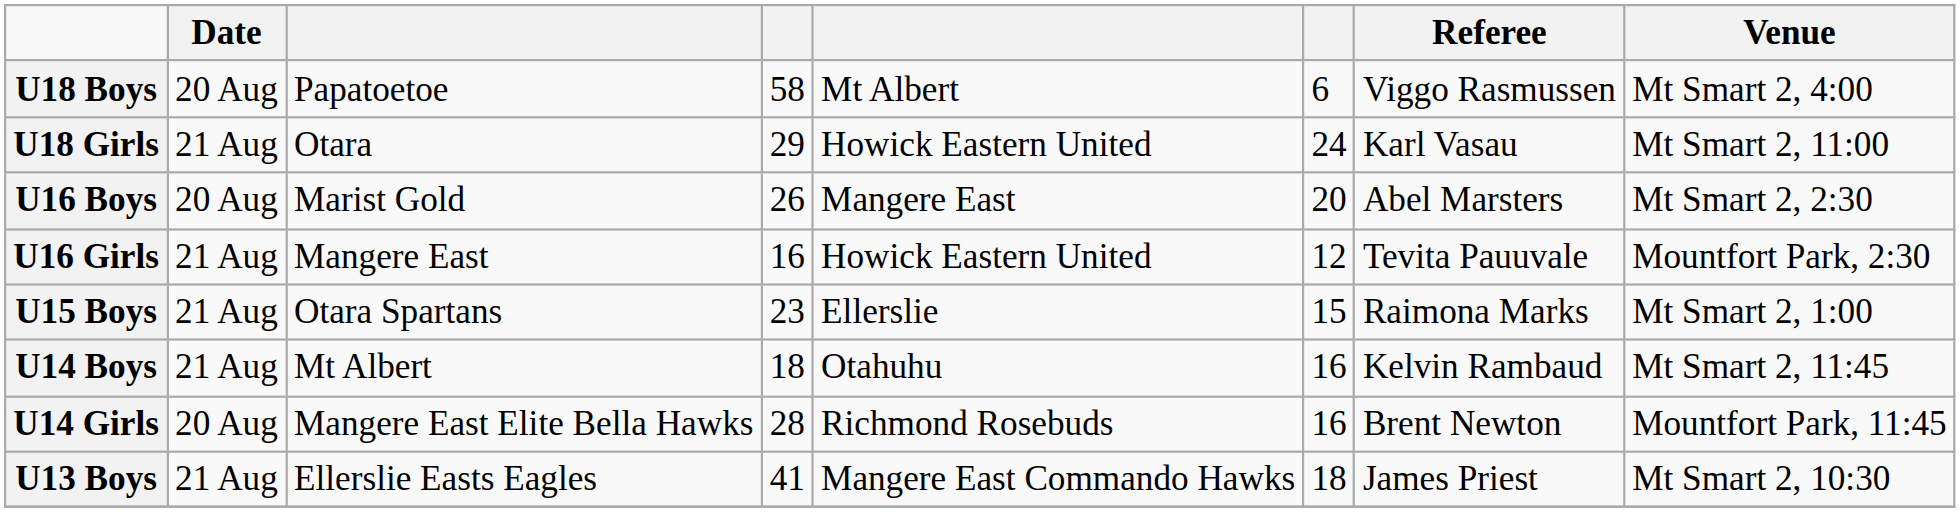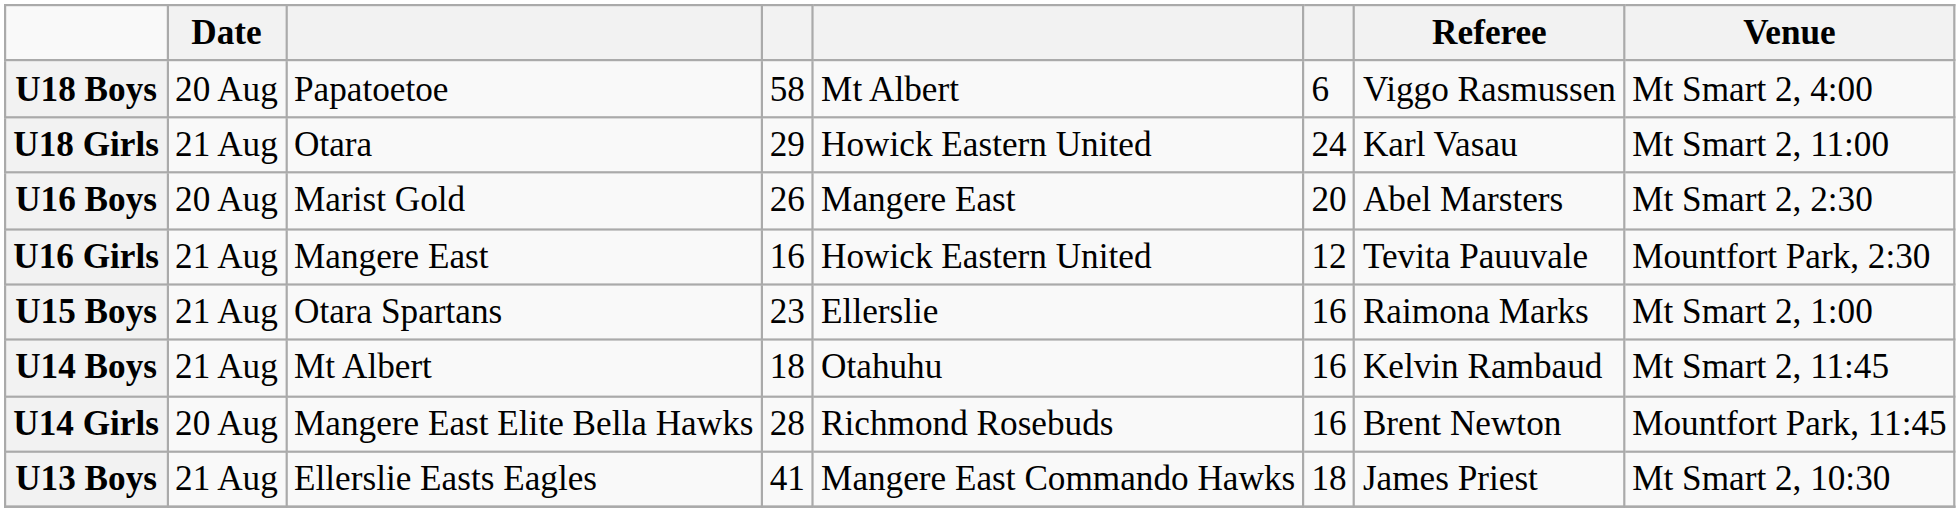(1329, 311) 15 -> (1329, 311) 16
